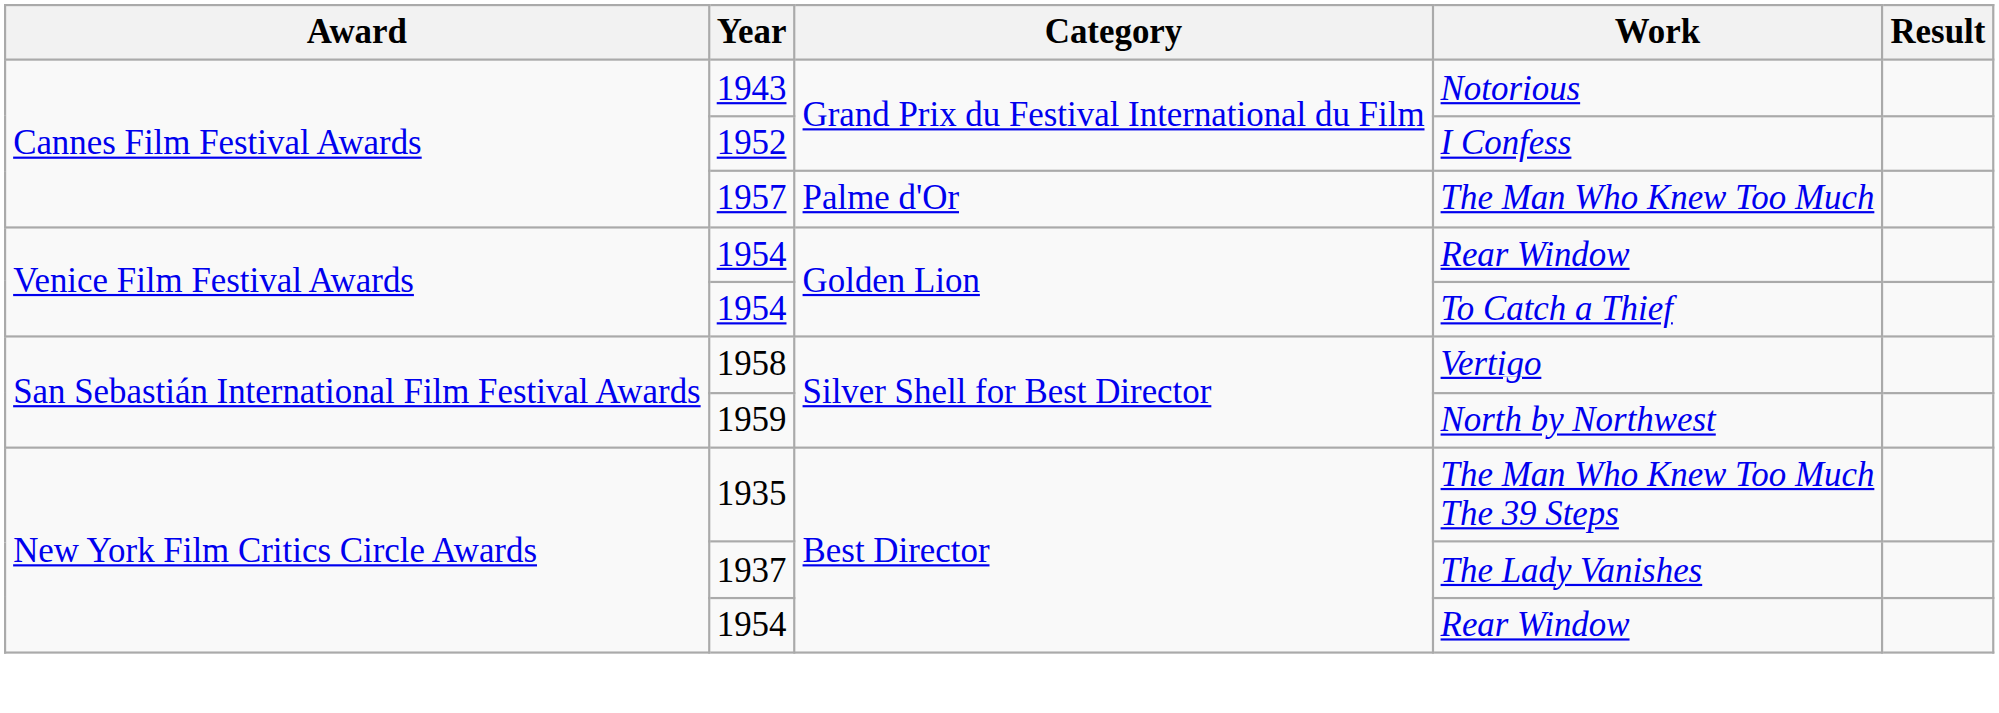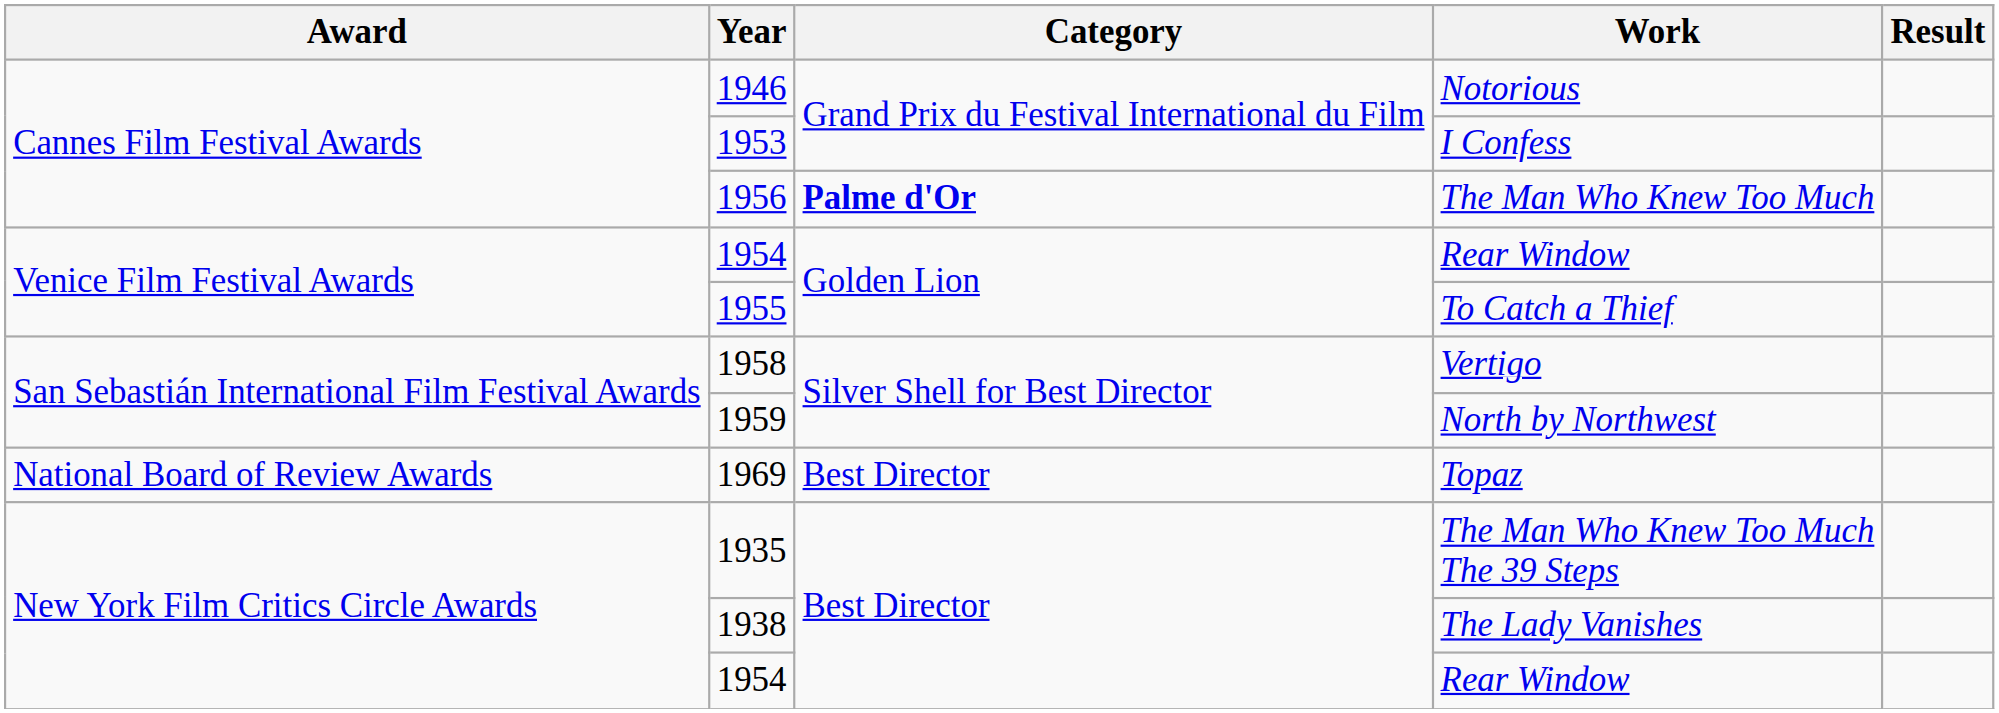(752, 87) 1943 -> (752, 87) 1946
(752, 142) 1952 -> (752, 142) 1953
(752, 198) 1957 -> (752, 198) 1956
(881, 198) normal -> (889, 198) bold
(752, 308) 1954 -> (752, 308) 1955
+ row: (253, 474)
(752, 569) 1937 -> (752, 624) 1938
